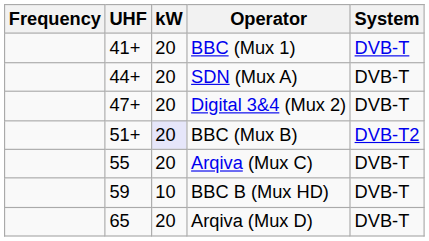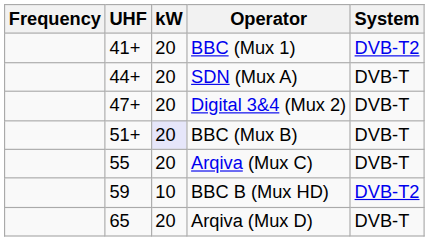(382, 47) DVB-T -> (387, 47) DVB-T2
(387, 134) DVB-T2 -> (382, 134) DVB-T
(382, 192) DVB-T -> (387, 192) DVB-T2
